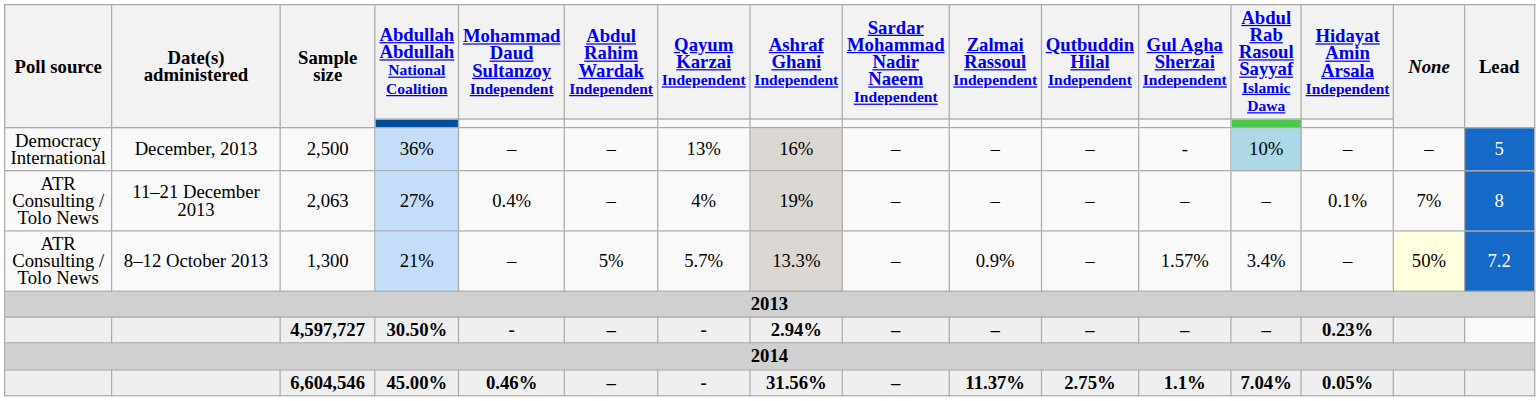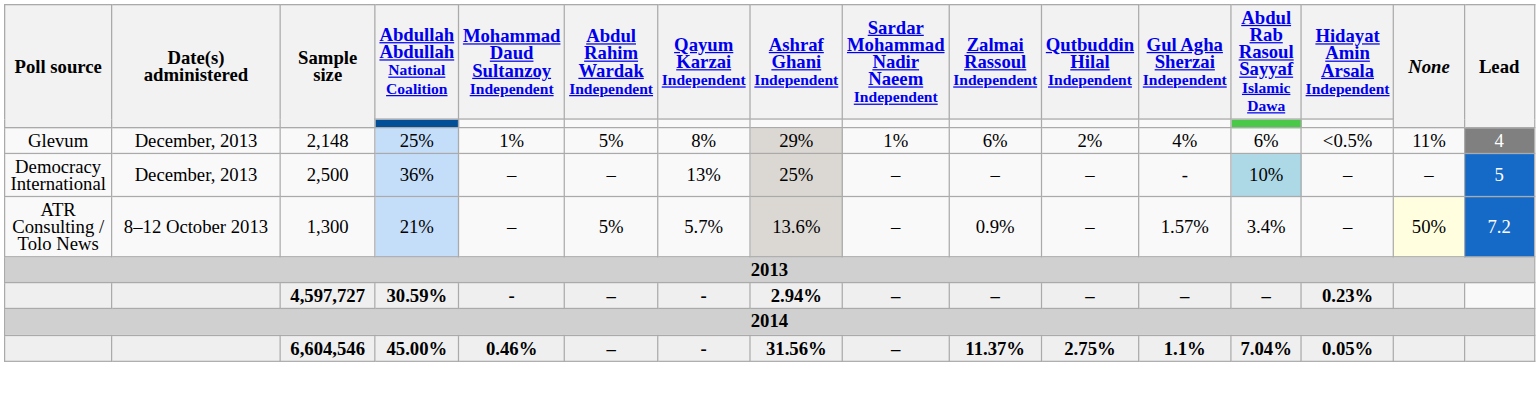+ row: (328, 140)
(796, 149) 16% -> (796, 175) 25%
- row: (328, 201)
(796, 261) 13.3% -> (796, 227) 13.6%
(417, 330) 30.50% -> (417, 296) 30.59%
